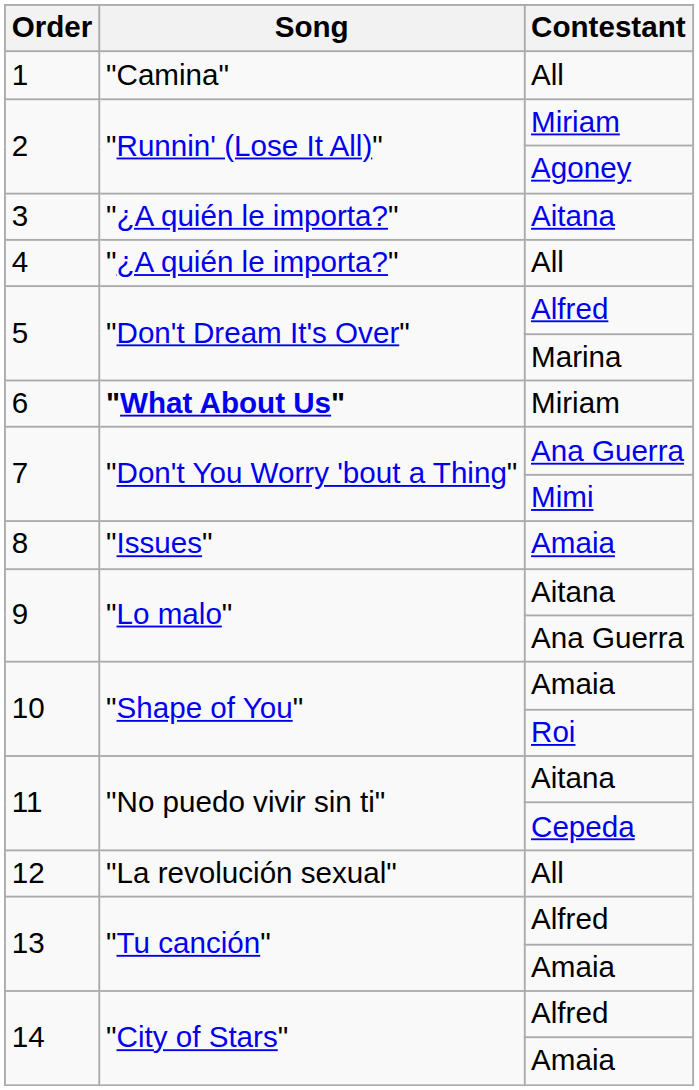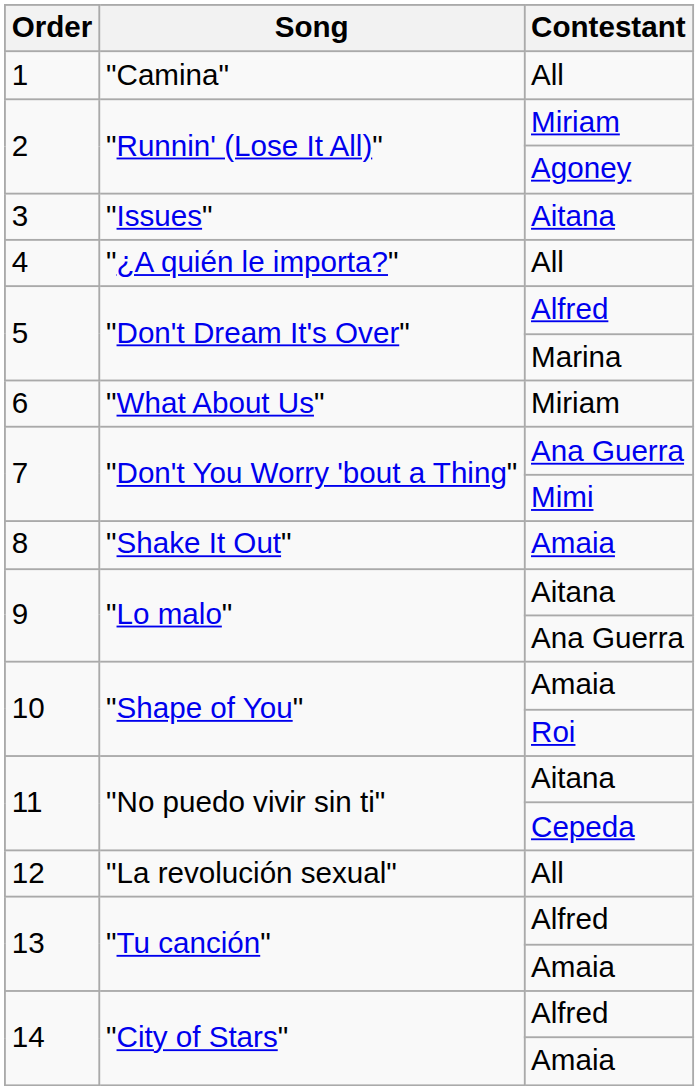(252, 215) "¿A quién le importa?" -> (159, 215) "Issues"
(226, 403) bold -> (215, 403) normal
(159, 544) "Issues" -> (199, 544) "Shake It Out"
